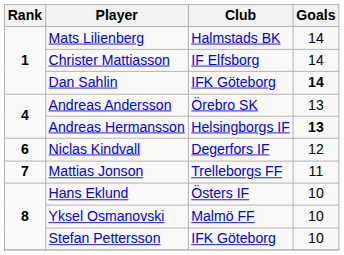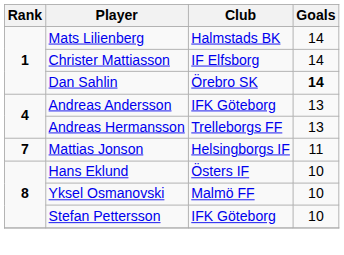(234, 82) IFK Göteborg -> (225, 82) Örebro SK
(225, 104) Örebro SK -> (234, 104) IFK Göteborg
(241, 127) Helsingborgs IF -> (237, 127) Trelleborgs FF
(316, 127) bold -> (316, 127) normal
- row: (94, 149)
(237, 171) Trelleborgs FF -> (241, 149) Helsingborgs IF
